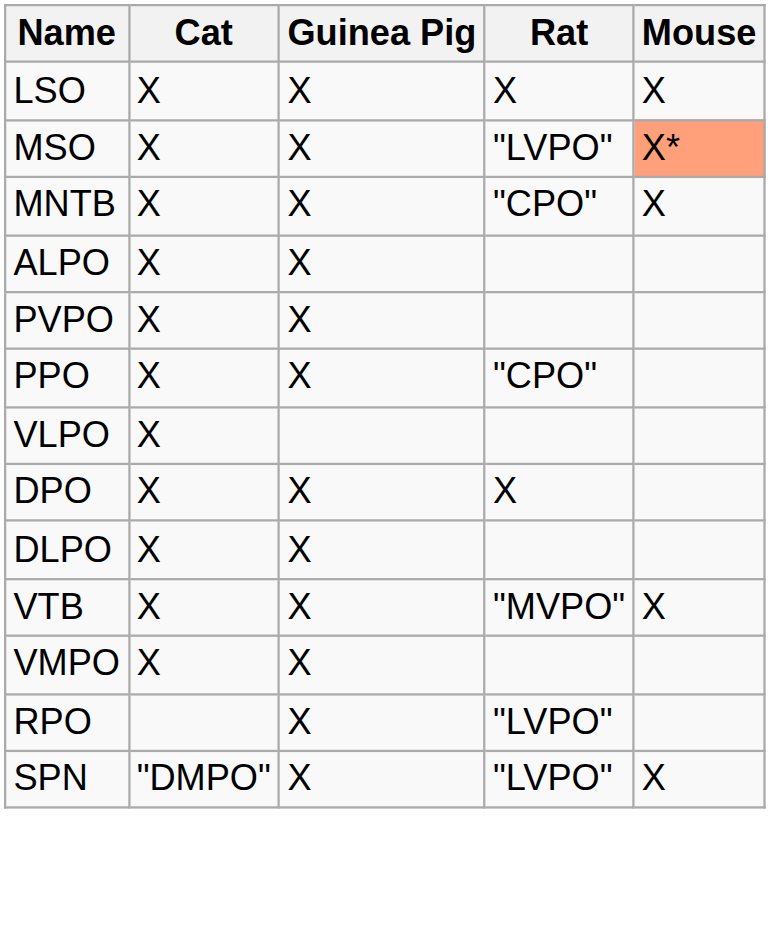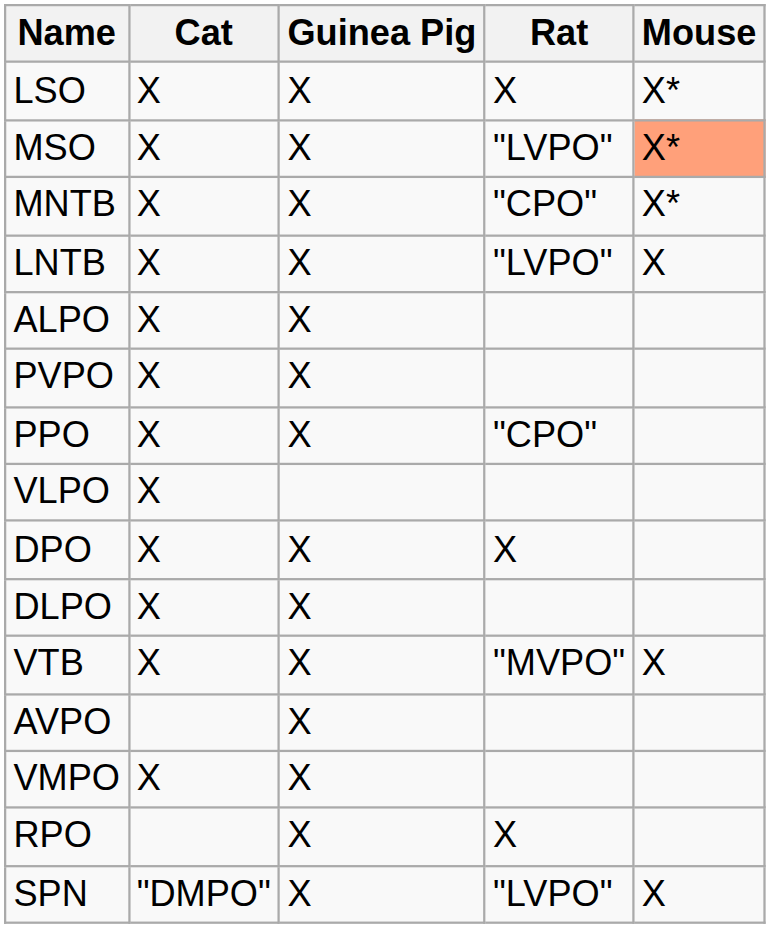(654, 90) X -> (661, 90) X*
(654, 205) X -> (661, 205) X*
+ row: (60, 262)
+ row: (62, 721)
(553, 721) "LVPO" -> (505, 836) X
